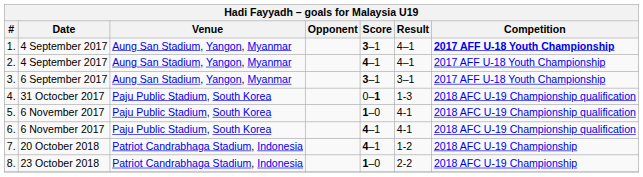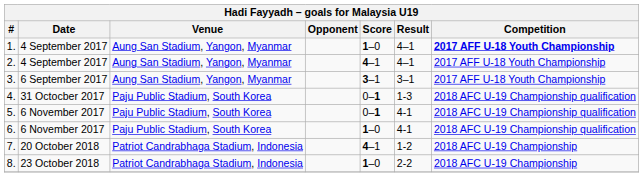(371, 46) 3–1 -> (371, 46) 1–0
(371, 113) 1–0 -> (371, 113) 0–1
(371, 130) 4–1 -> (371, 130) 1–0
